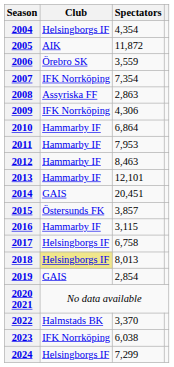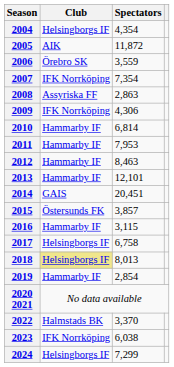(127, 128) 6,864 -> (127, 128) 6,814
(54, 276) GAIS -> (71, 276) Hammarby IF
